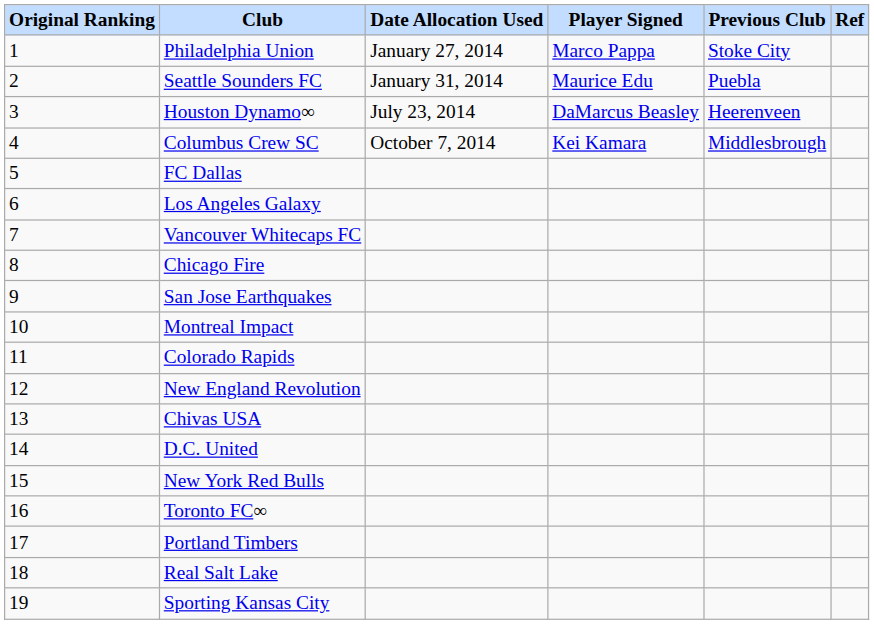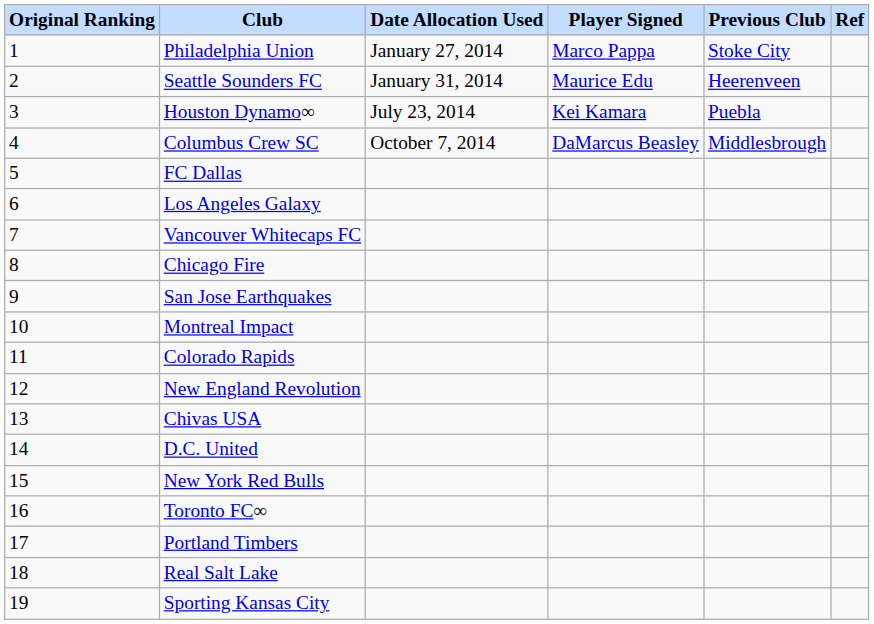(734, 81) Puebla -> (754, 81) Heerenveen
(626, 111) DaMarcus Beasley -> (599, 111) Kei Kamara
(754, 111) Heerenveen -> (734, 111) Puebla
(599, 142) Kei Kamara -> (626, 142) DaMarcus Beasley
